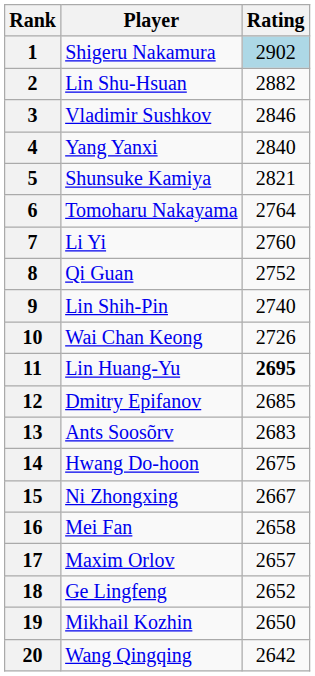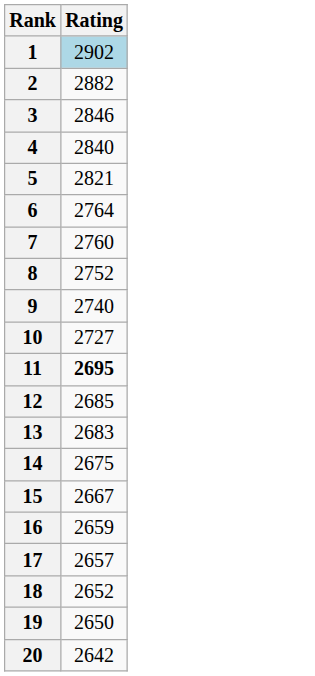- column: (151, 20)
(276, 337) 2726 -> (94, 337) 2727
(276, 527) 2658 -> (94, 527) 2659
